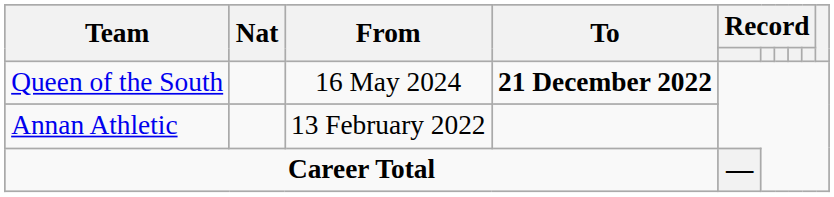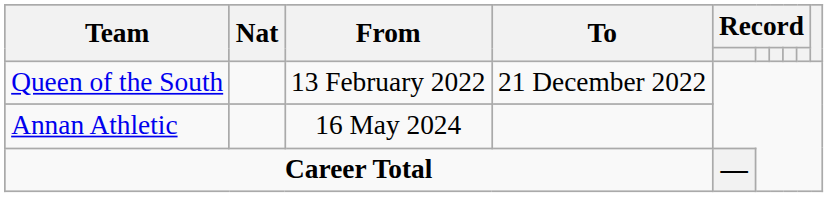(388, 82) 16 May 2024 -> (388, 82) 13 February 2022
(605, 82) bold -> (602, 82) normal
(388, 125) 13 February 2022 -> (388, 125) 16 May 2024
